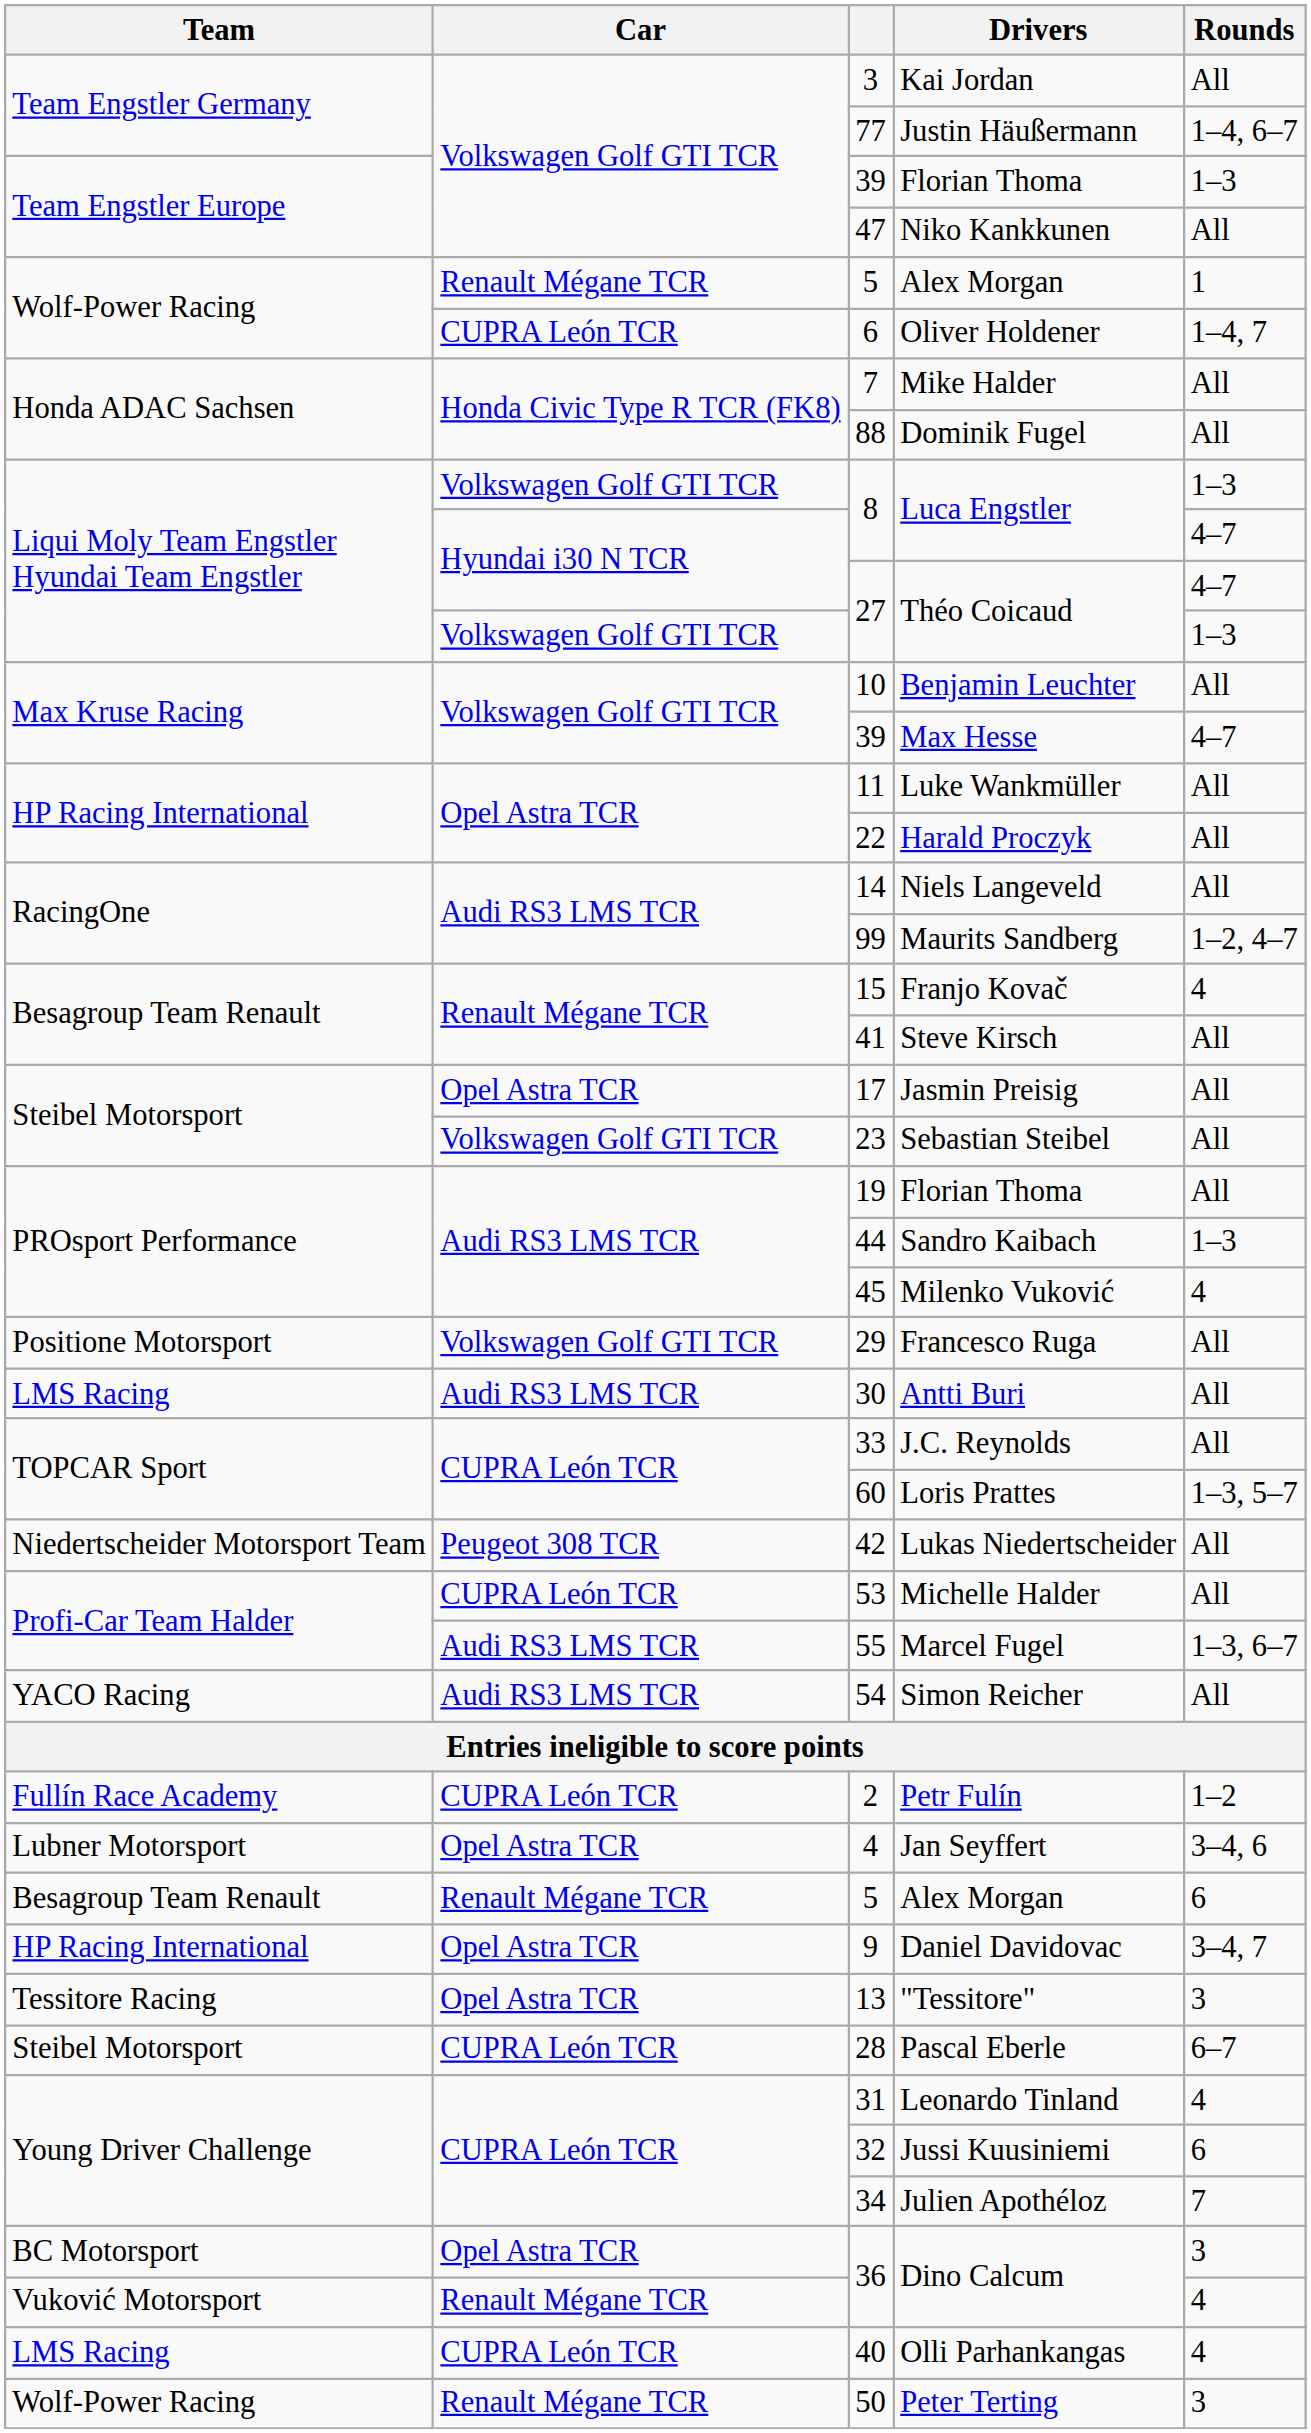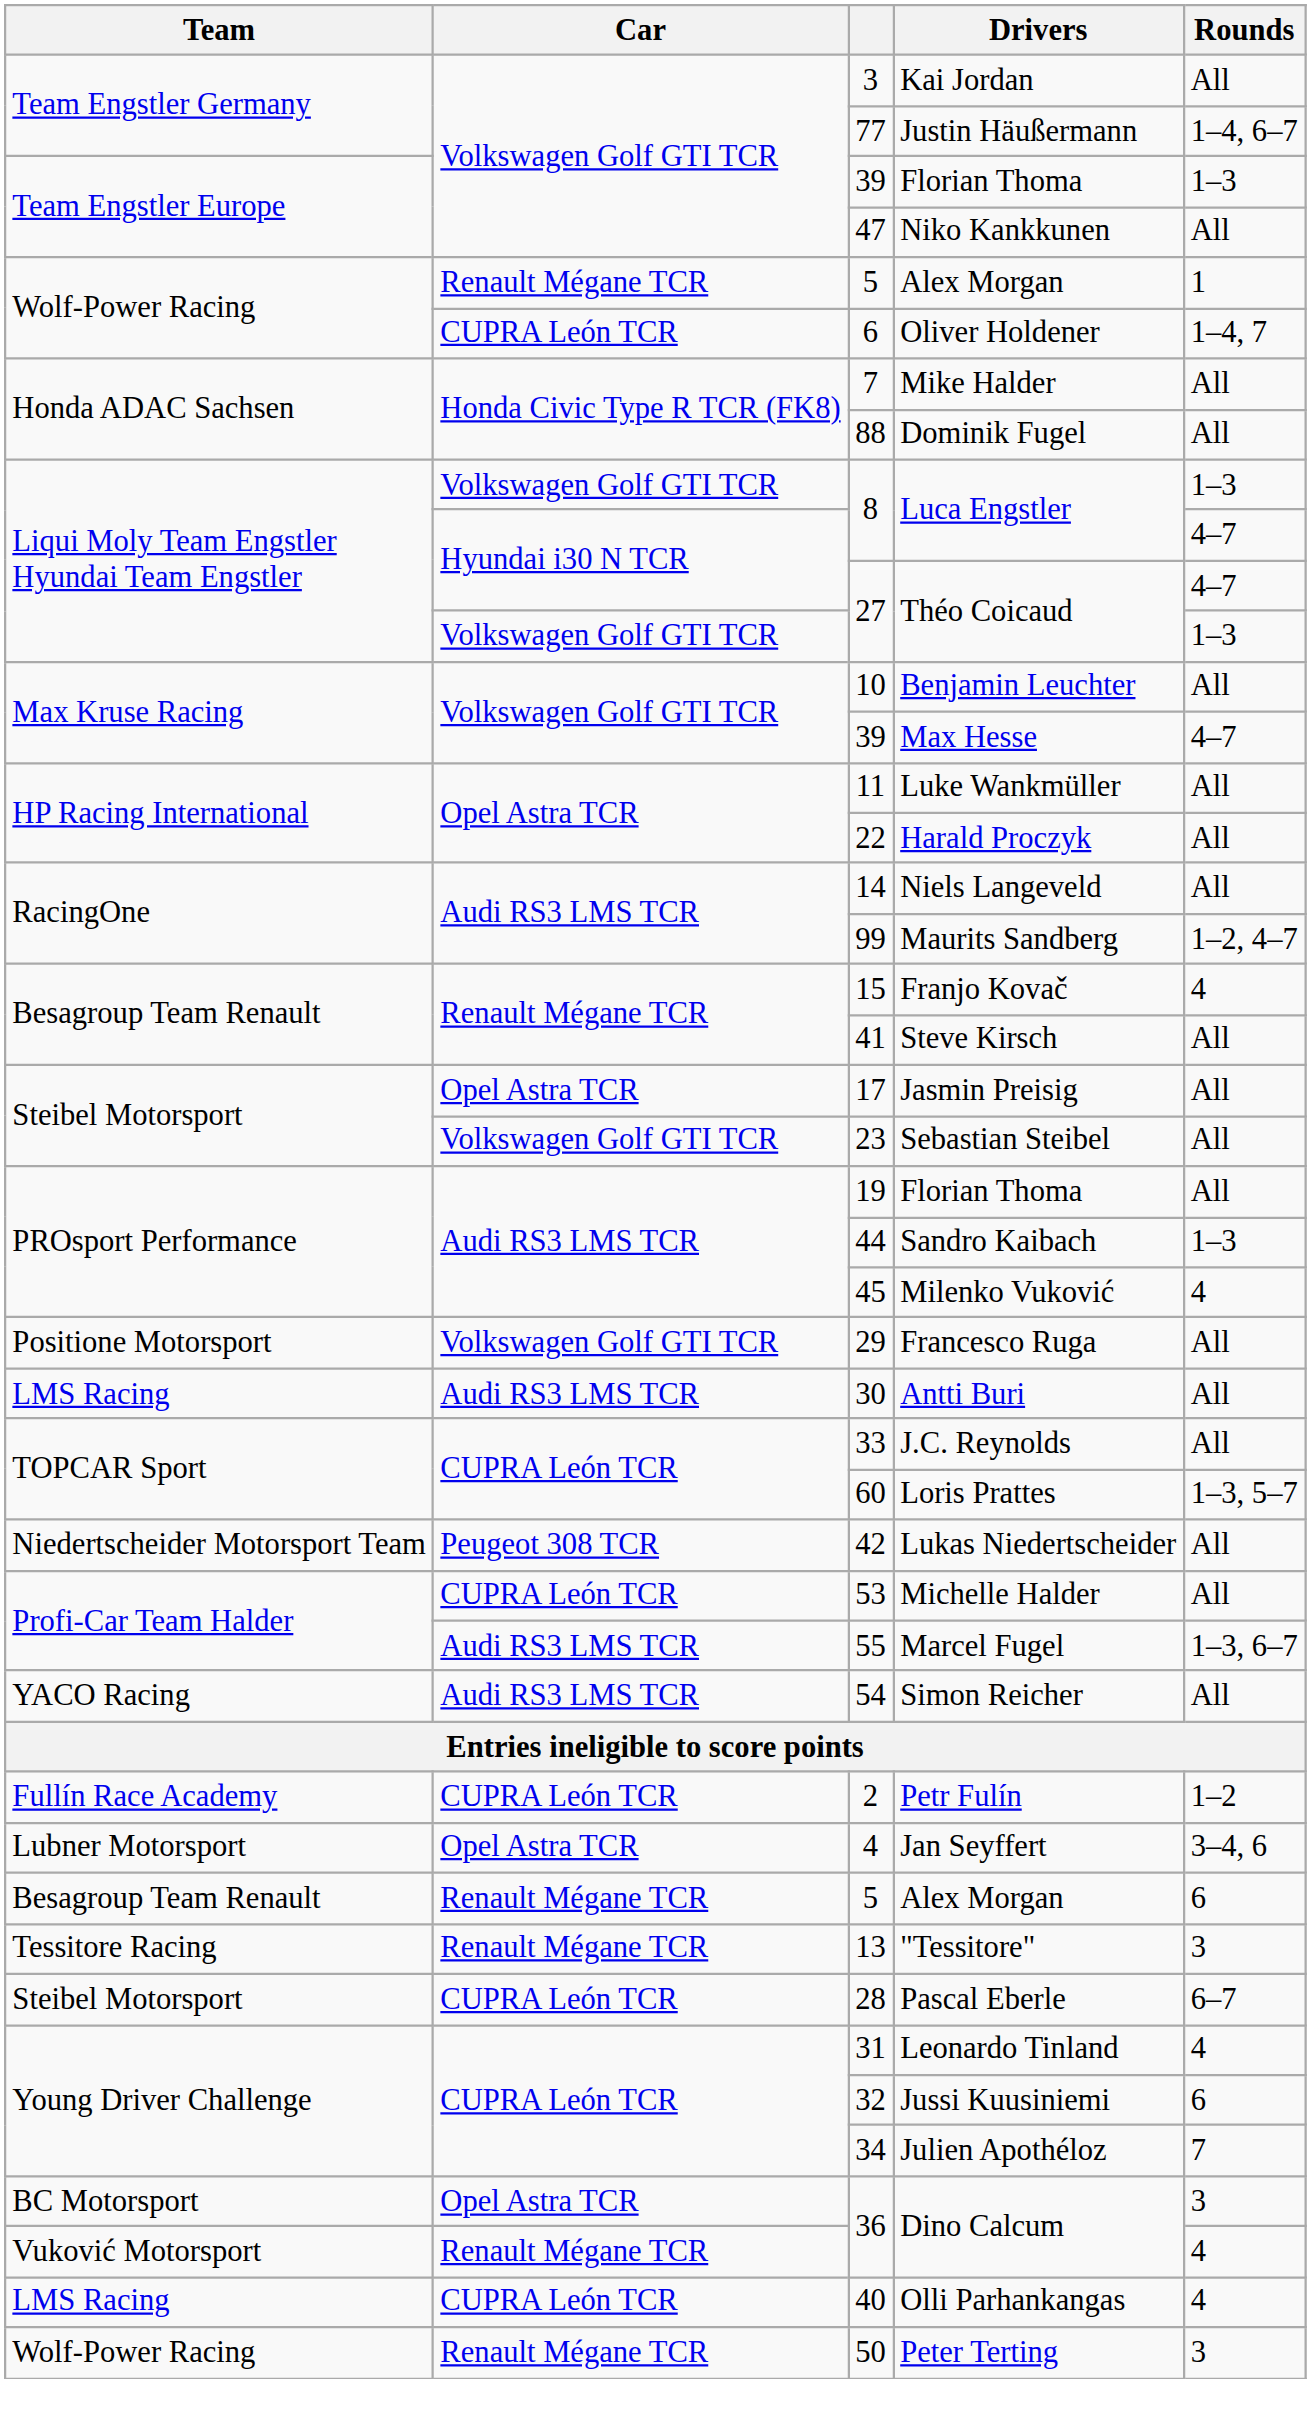- row: (160, 1947)
(539, 1998) Opel Astra TCR -> (574, 1947) Renault Mégane TCR
